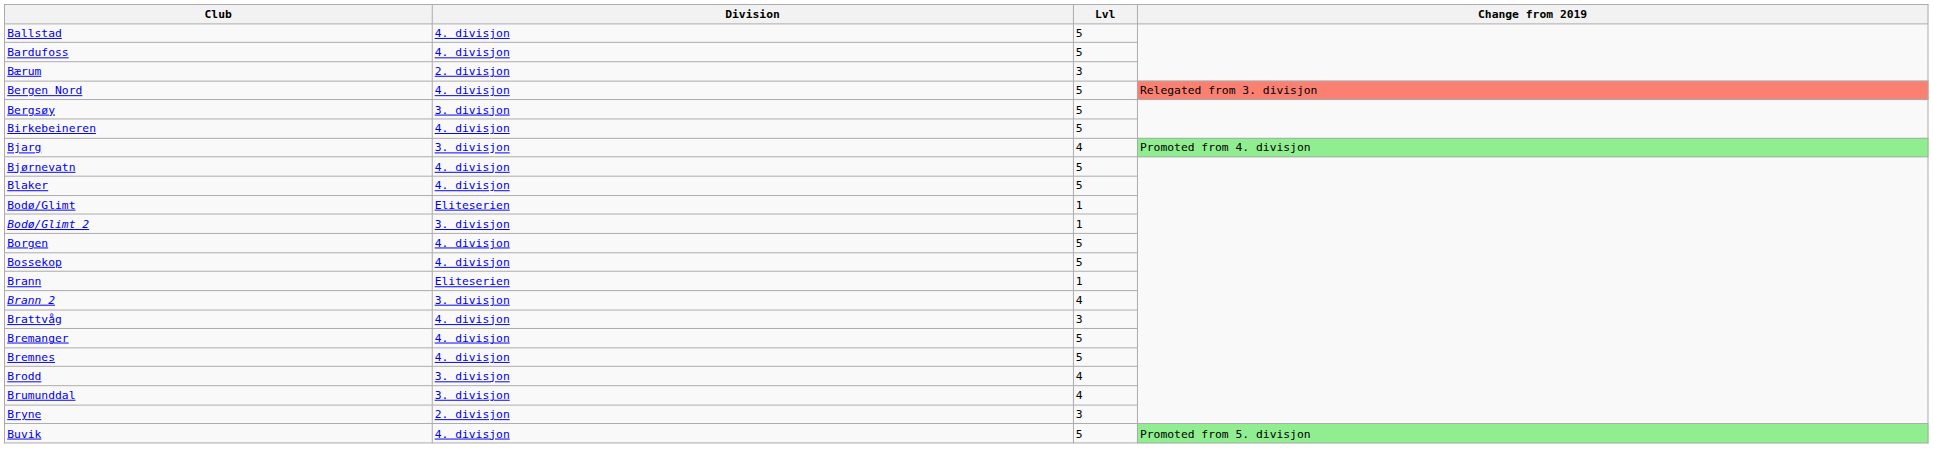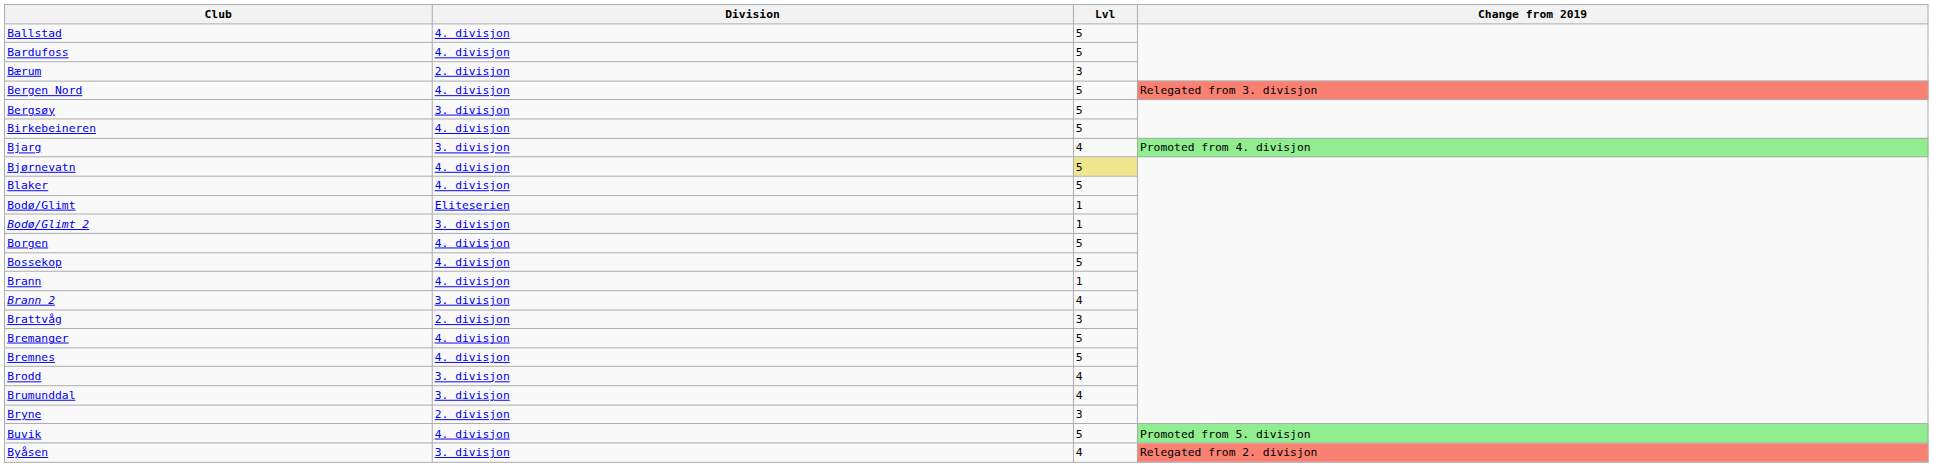(1079, 166) no background -> (1079, 166) khaki background
(472, 281) Eliteserien -> (472, 281) 4. divisjon
(472, 319) 4. divisjon -> (472, 319) 2. divisjon
+ row: (28, 452)
